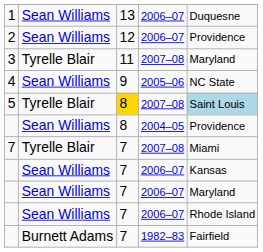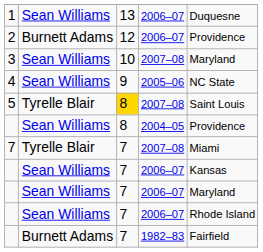(66, 37) Sean Williams -> (67, 37) Burnett Adams
(58, 59) Tyrelle Blair -> (66, 59) Sean Williams
(127, 59) 11 -> (127, 59) 10
(217, 104) lightblue background -> (217, 104) no background
